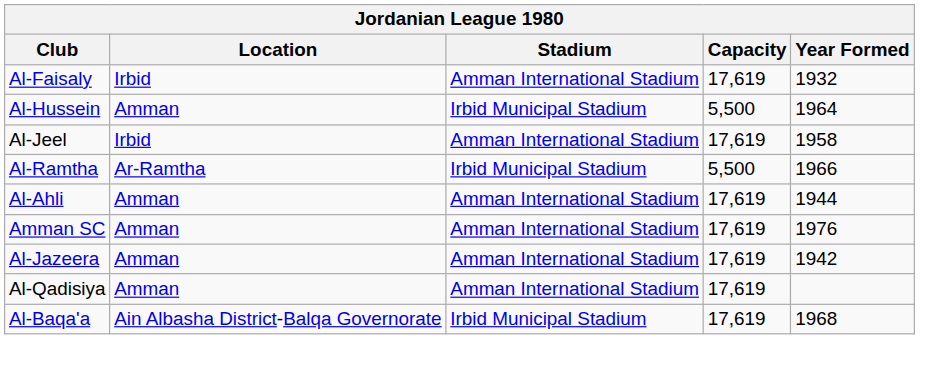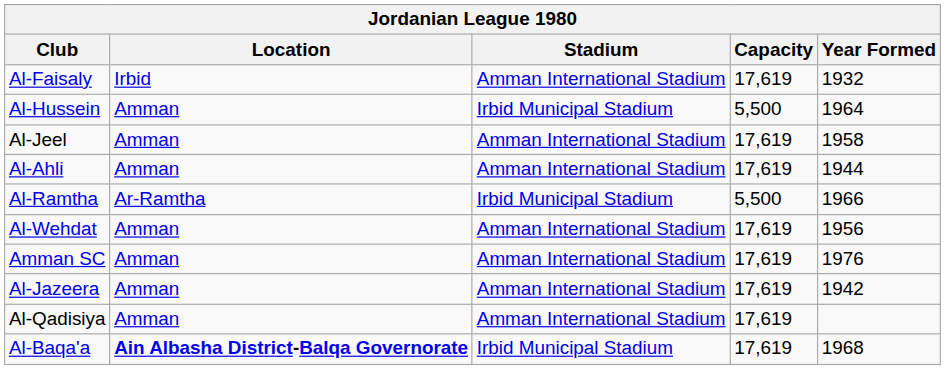(133, 139) Irbid -> (147, 139) Amman
rows swapped: (36, 199) <-> (54, 169)
+ row: (53, 229)
(278, 318) normal -> (291, 348) bold
